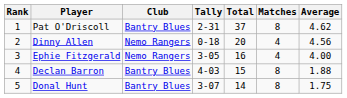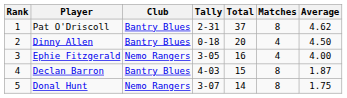(158, 41) Nemo Rangers -> (158, 41) Bantry Blues
(320, 41) 4.56 -> (320, 41) 4.50
(320, 71) 1.88 -> (320, 71) 1.87
(158, 86) Bantry Blues -> (158, 86) Nemo Rangers
